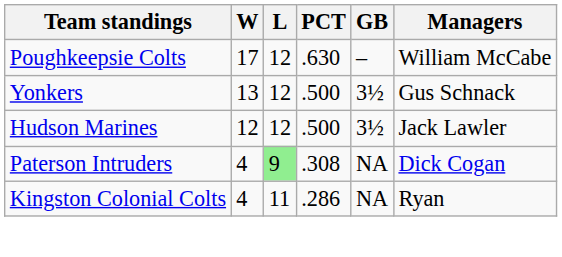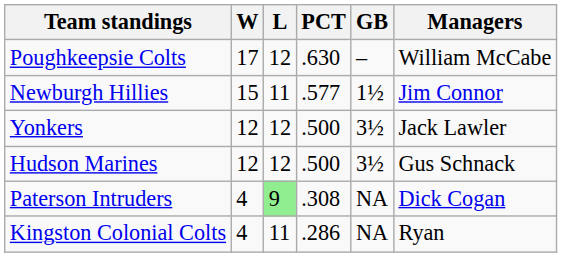+ row: (89, 92)
(247, 92) 13 -> (247, 127) 12
(457, 92) Gus Schnack -> (452, 127) Jack Lawler
(452, 127) Jack Lawler -> (457, 163) Gus Schnack
